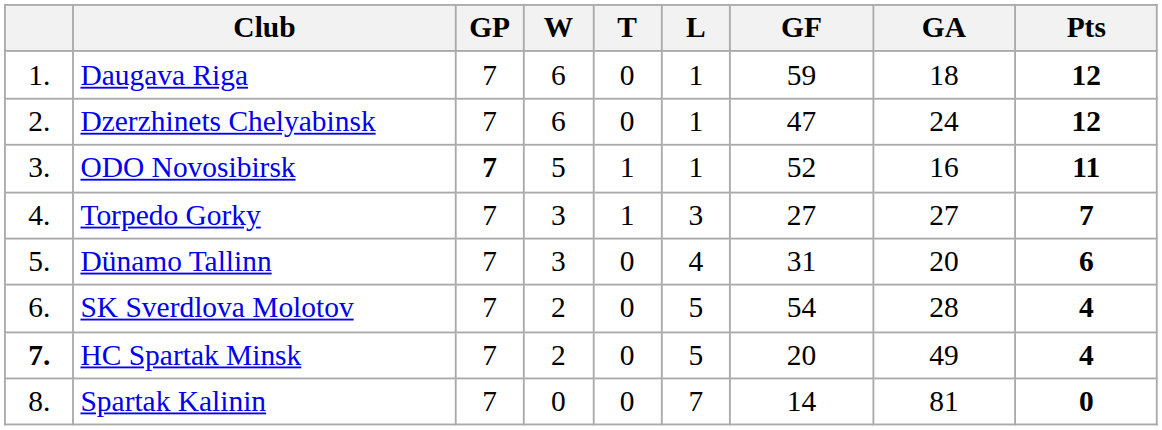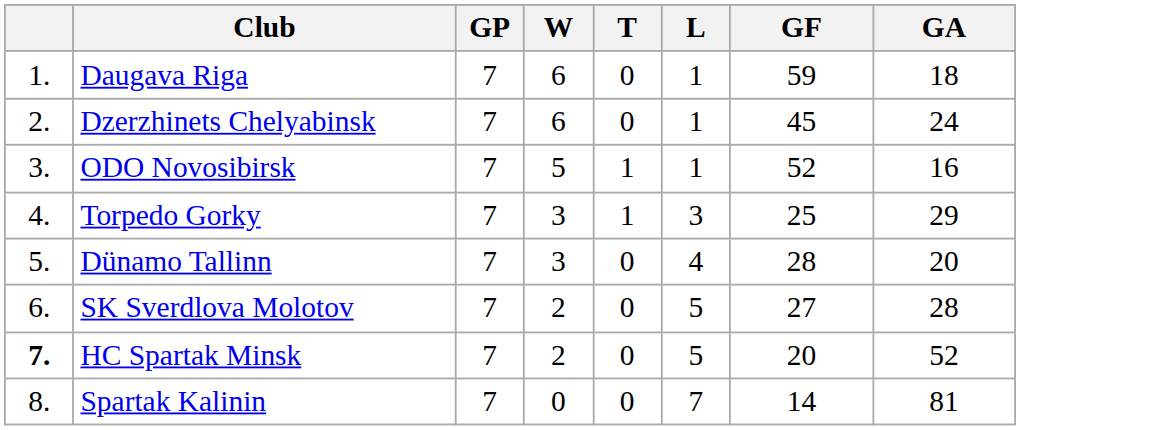- column: (1086, 27)
(802, 121) 47 -> (802, 121) 45
(490, 167) bold -> (490, 167) normal
(802, 214) 27 -> (802, 214) 25
(944, 214) 27 -> (944, 214) 29
(802, 261) 31 -> (802, 261) 28
(802, 307) 54 -> (802, 307) 27
(944, 354) 49 -> (944, 354) 52
